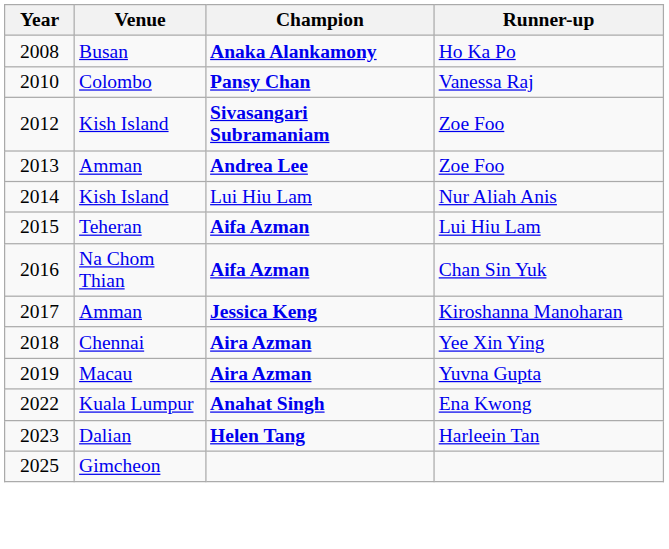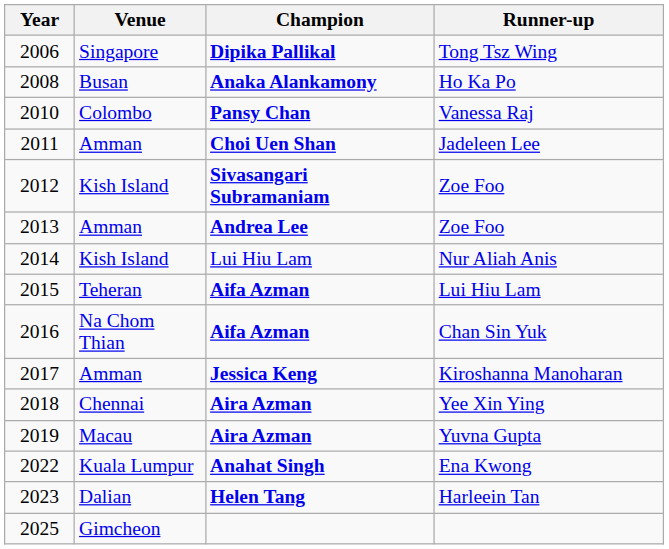+ row: (40, 50)
+ row: (40, 143)
